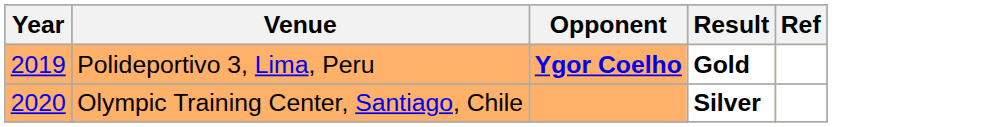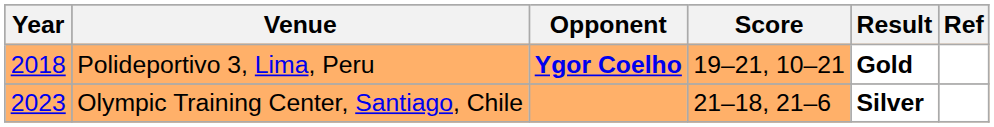+ column: (769, 25)
(38, 64) 2019 -> (38, 64) 2018
(38, 103) 2020 -> (38, 103) 2023
